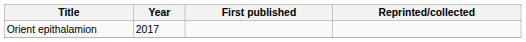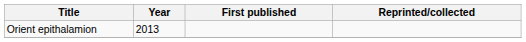(147, 29) 2017 -> (147, 29) 2013
